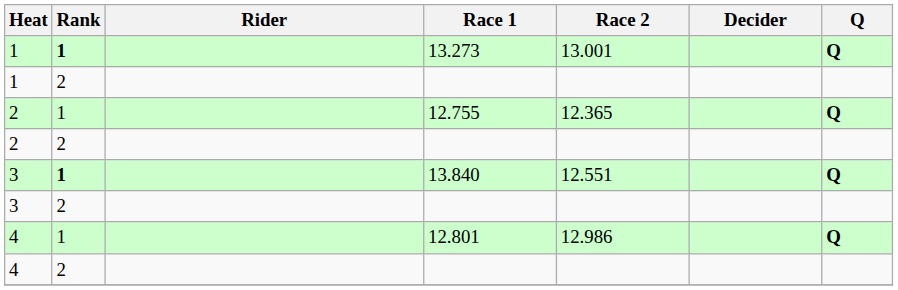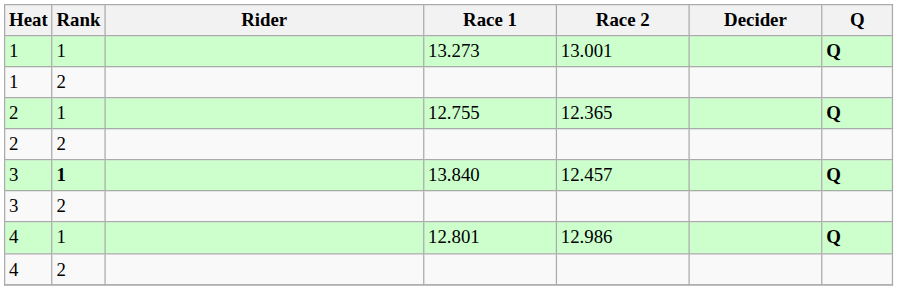(61, 51) bold -> (61, 51) normal
(587, 175) 12.551 -> (587, 175) 12.457
